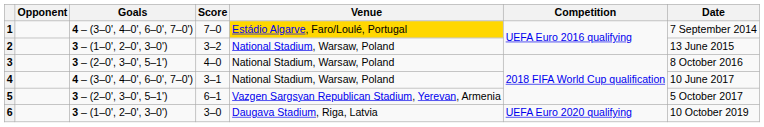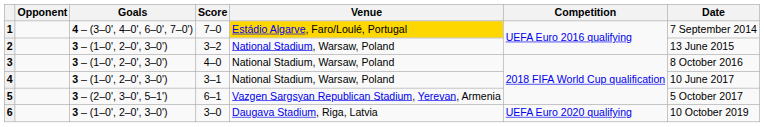(120, 63) 3 – (2–0', 3–0', 5–1') -> (120, 63) 3 – (1–0', 2–0', 3–0')
(133, 79) 4 – (3–0', 4–0', 6–0', 7–0') -> (120, 79) 3 – (1–0', 2–0', 3–0')
